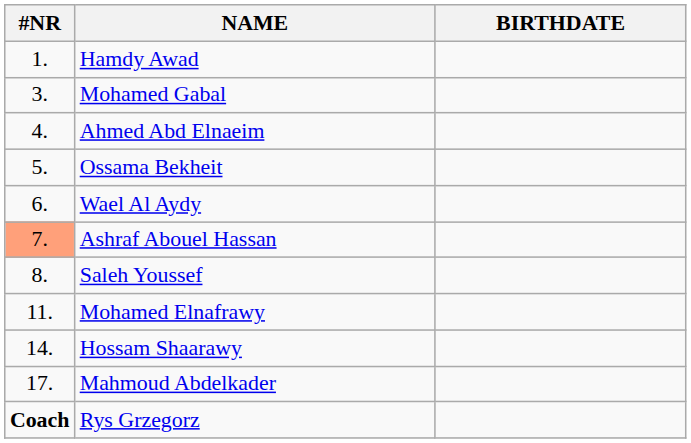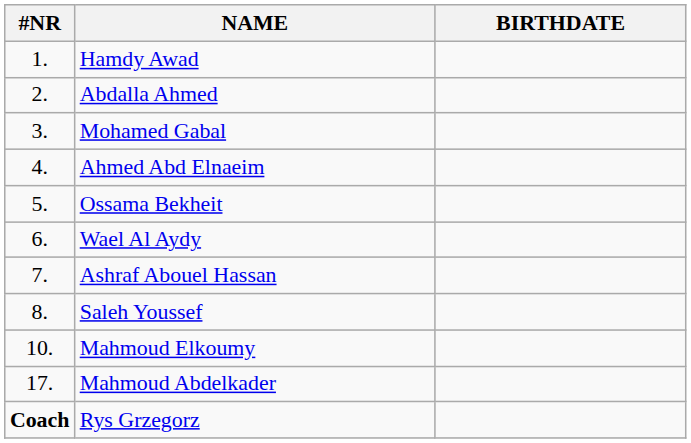+ row: (149, 95)
(40, 239) lightsalmon background -> (40, 275) no background
+ row: (168, 347)
- row: (172, 311)
- row: (161, 347)
